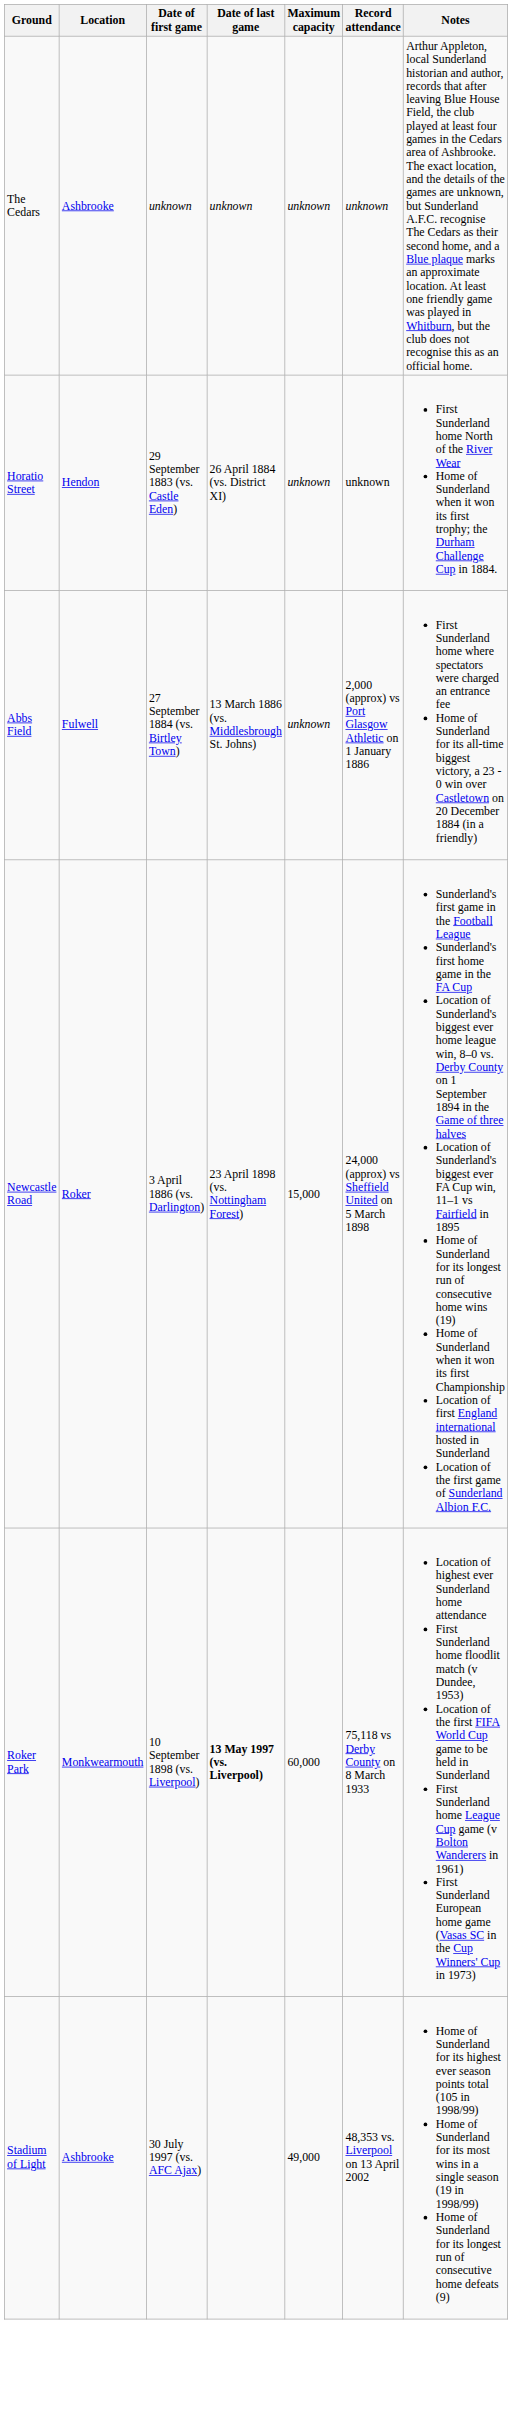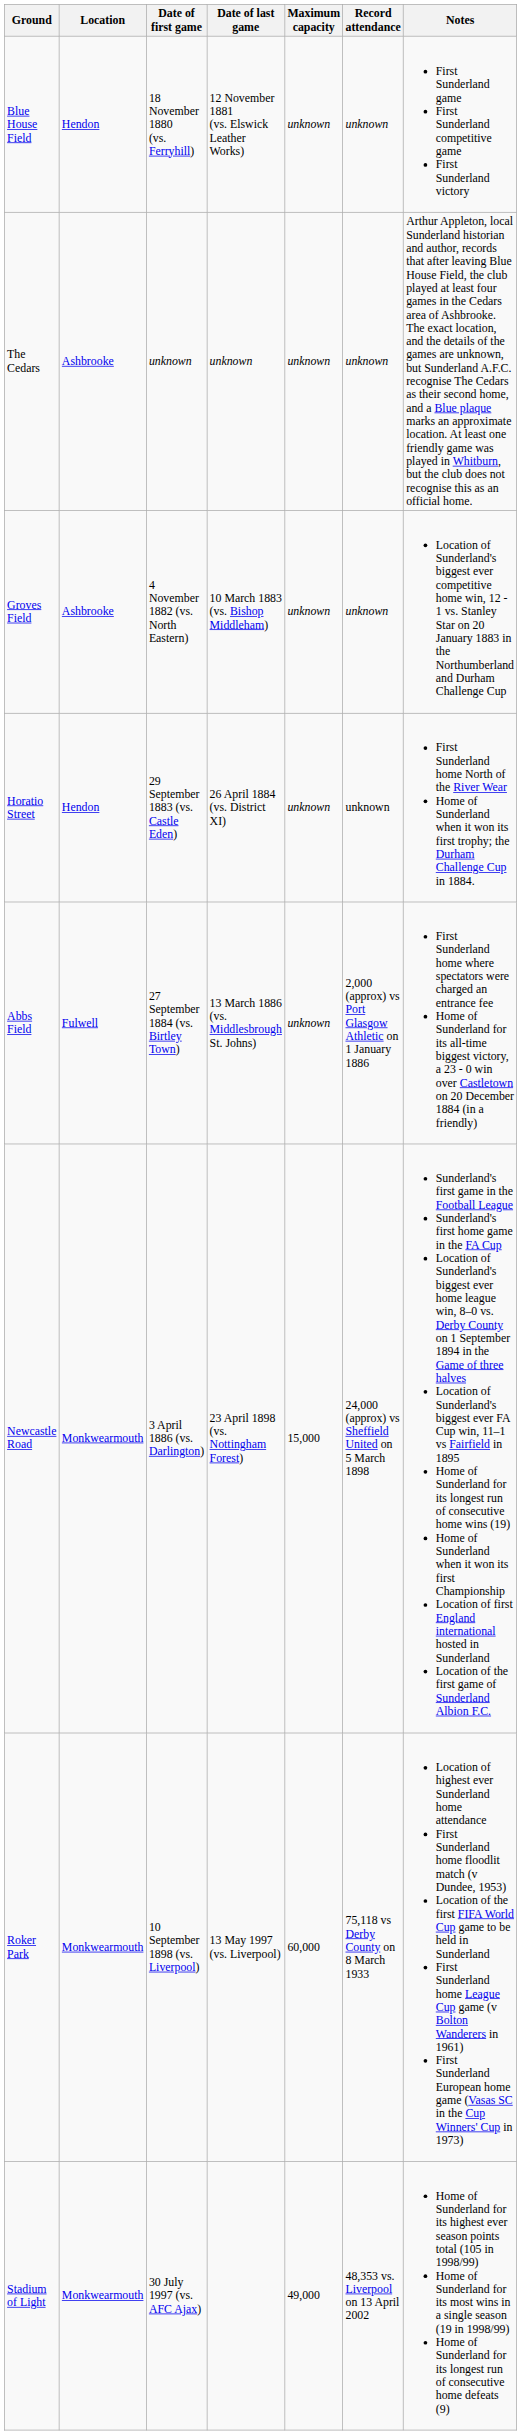+ row: (22, 124)
+ row: (24, 611)
(76, 1193) Roker -> (103, 1438) Monkwearmouth
(242, 1762) bold -> (245, 1947) normal
(88, 2157) Ashbrooke -> (103, 2296) Monkwearmouth
